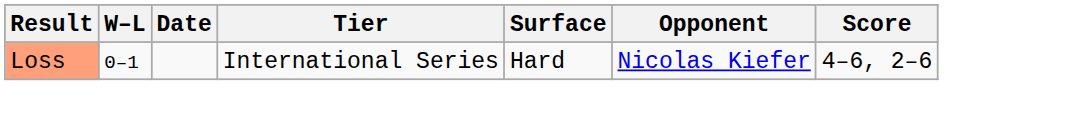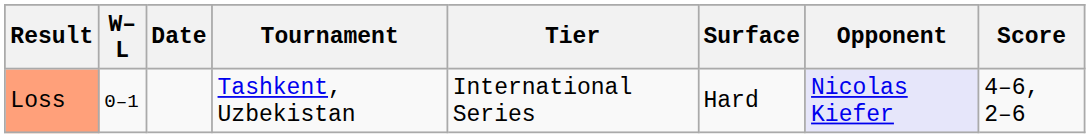+ column: (330, 37)
(714, 61) no background -> (859, 101) lavender background
